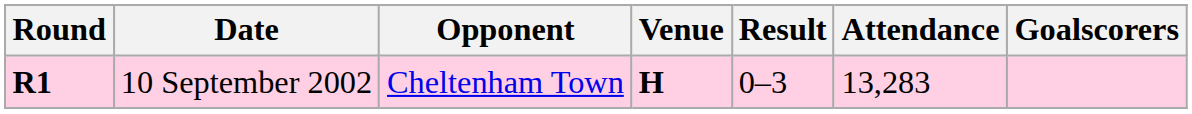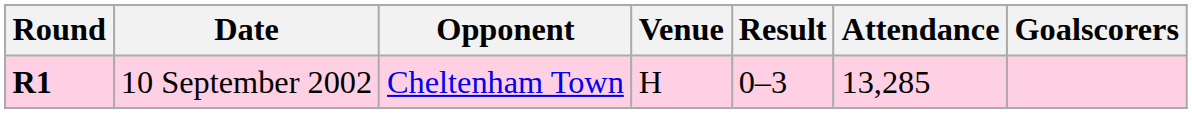(651, 81) bold -> (650, 81) normal
(886, 81) 13,283 -> (886, 81) 13,285
